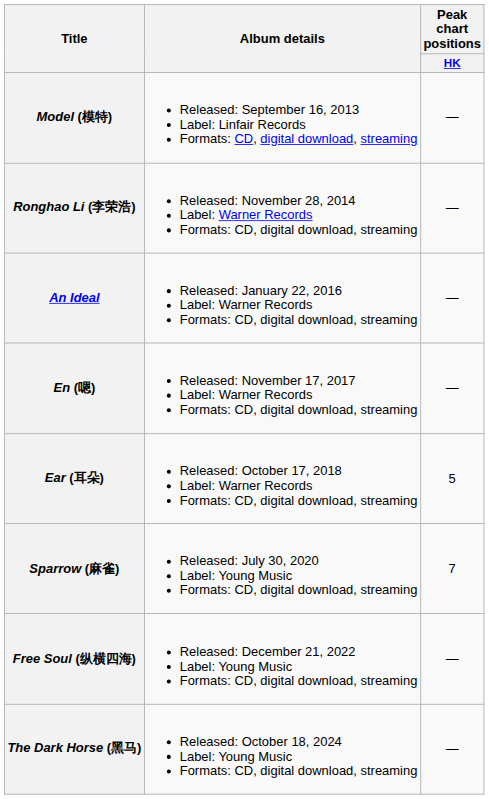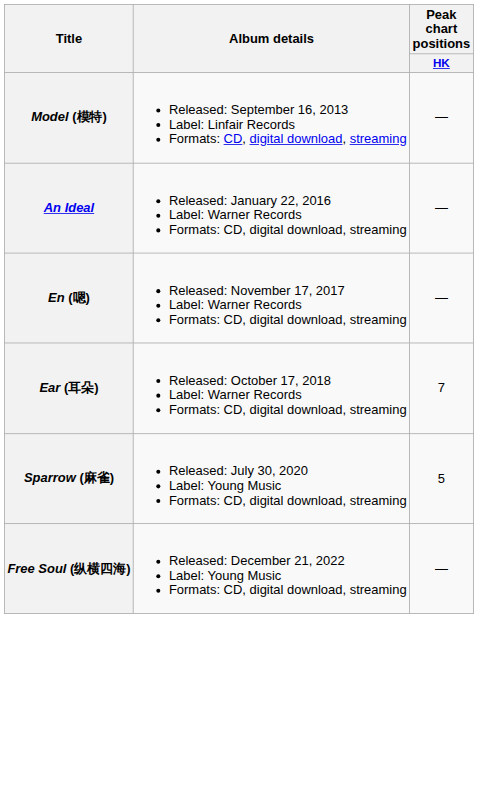- row: (74, 207)
(452, 478) 5 -> (441, 388) 7
(452, 568) 7 -> (441, 478) 5
- row: (74, 748)
